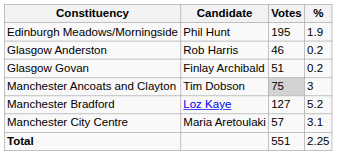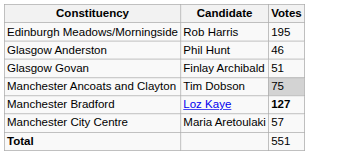- column: (318, 13)
(207, 31) Phil Hunt -> (211, 31) Rob Harris
(211, 50) Rob Harris -> (207, 50) Phil Hunt
(281, 104) normal -> (281, 104) bold
